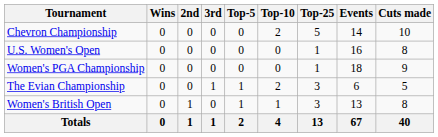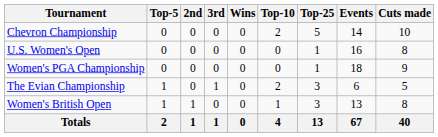columns swapped: (163, 13) <-> (241, 13)
